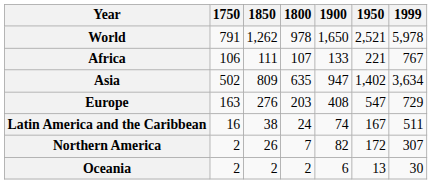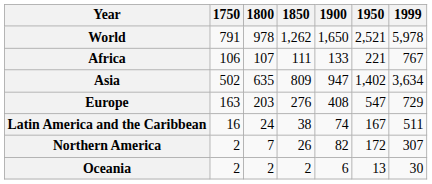columns swapped: (298, 15) <-> (262, 15)
